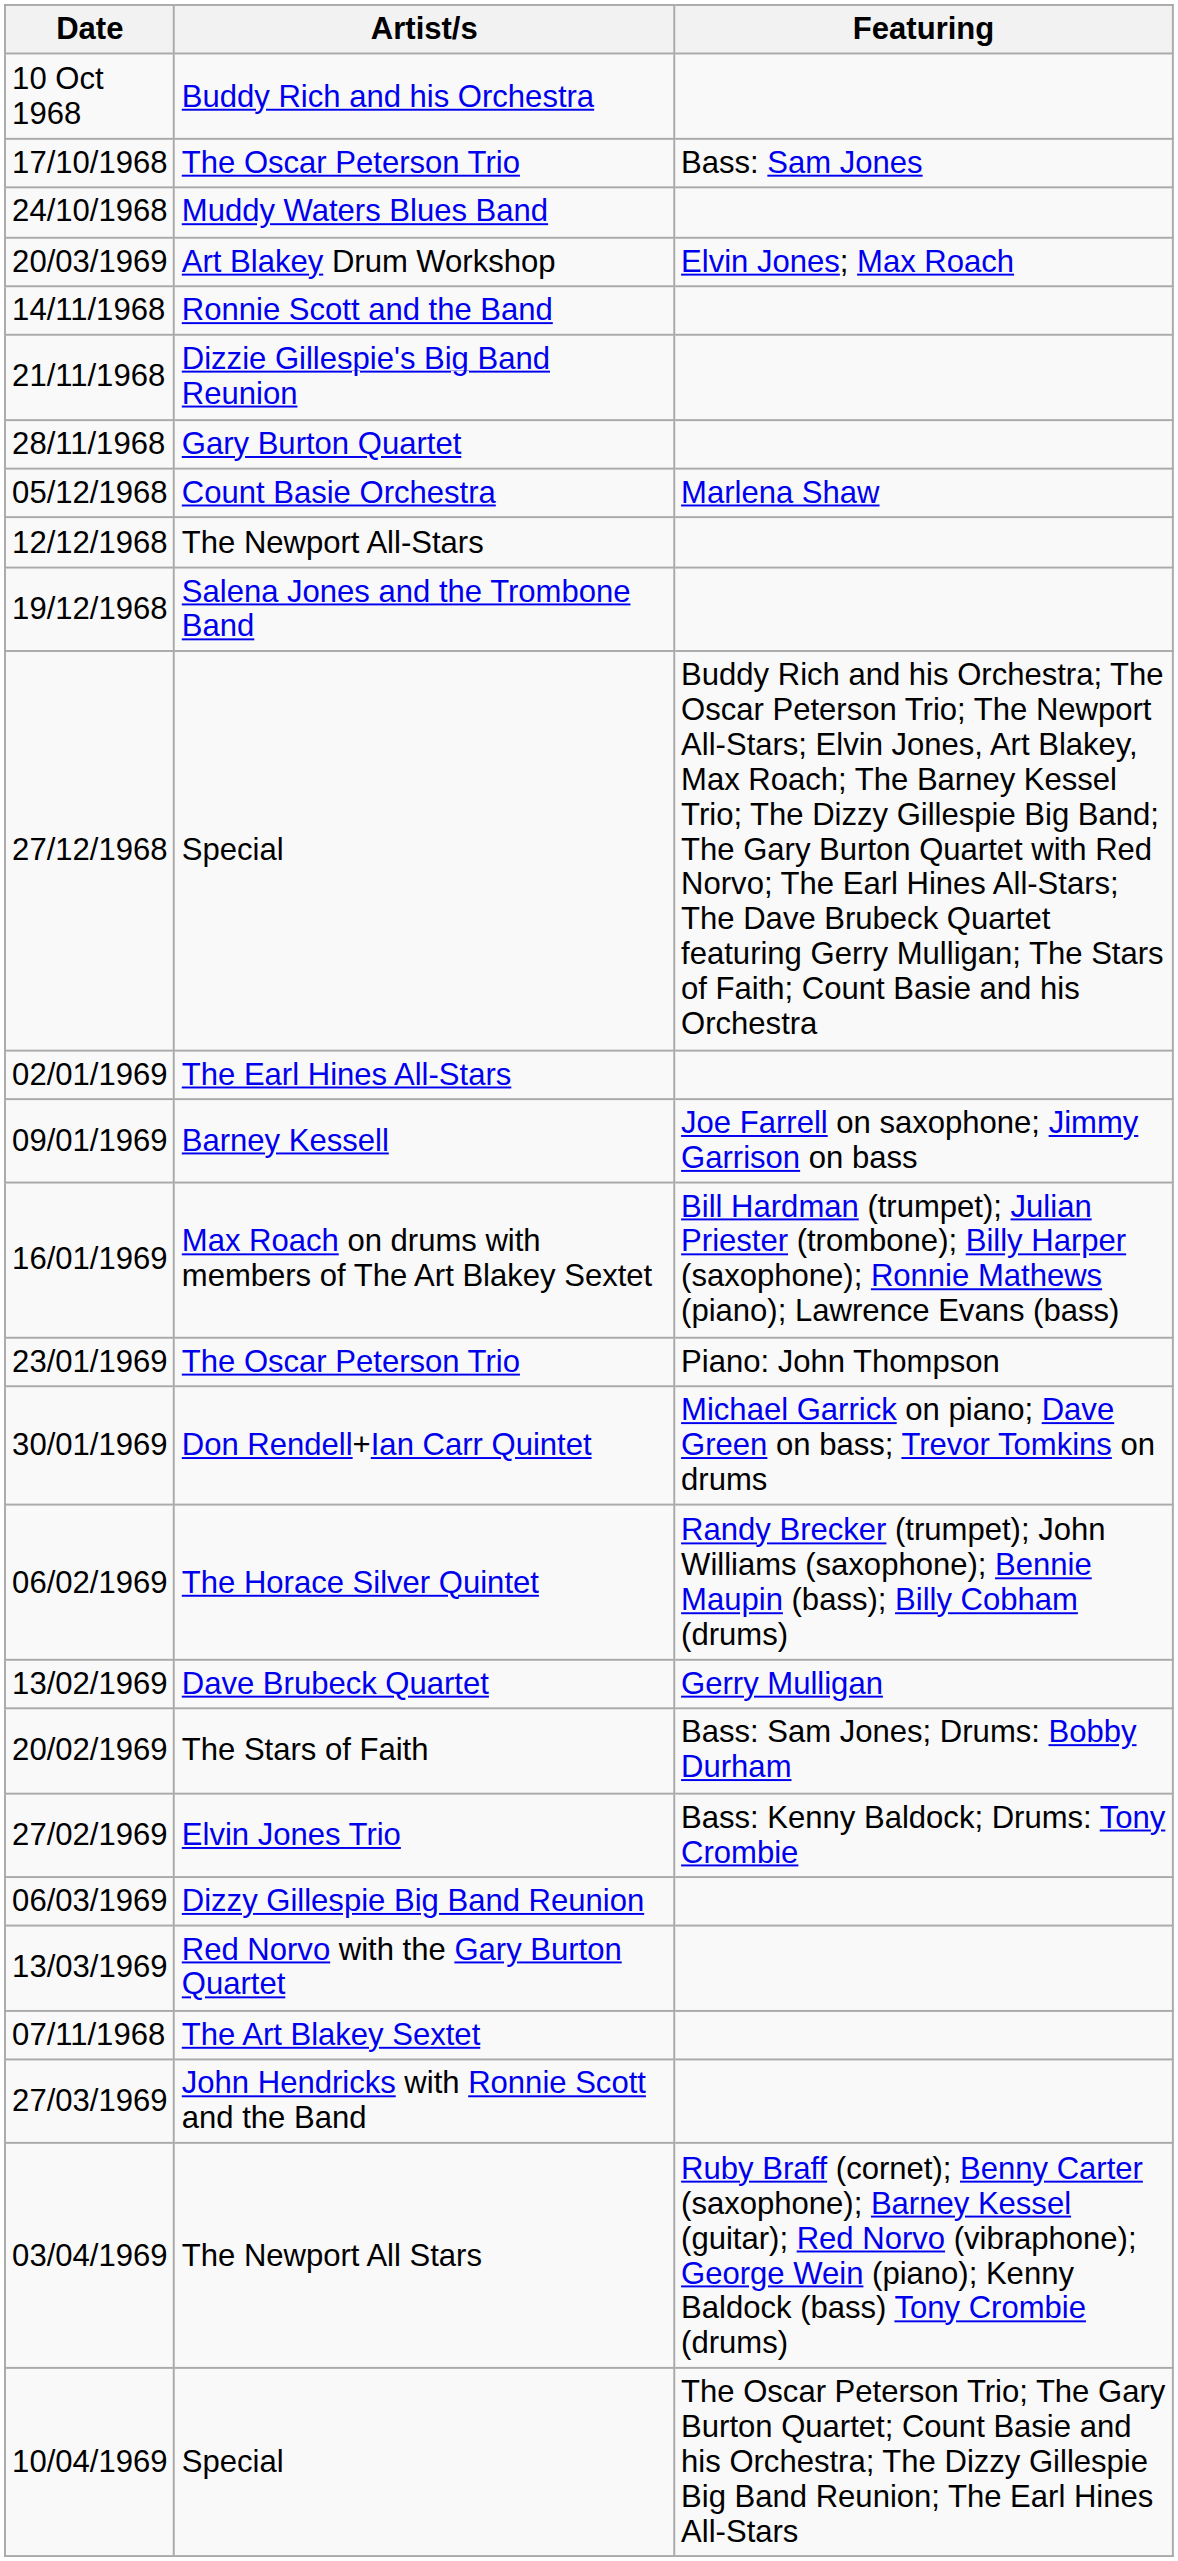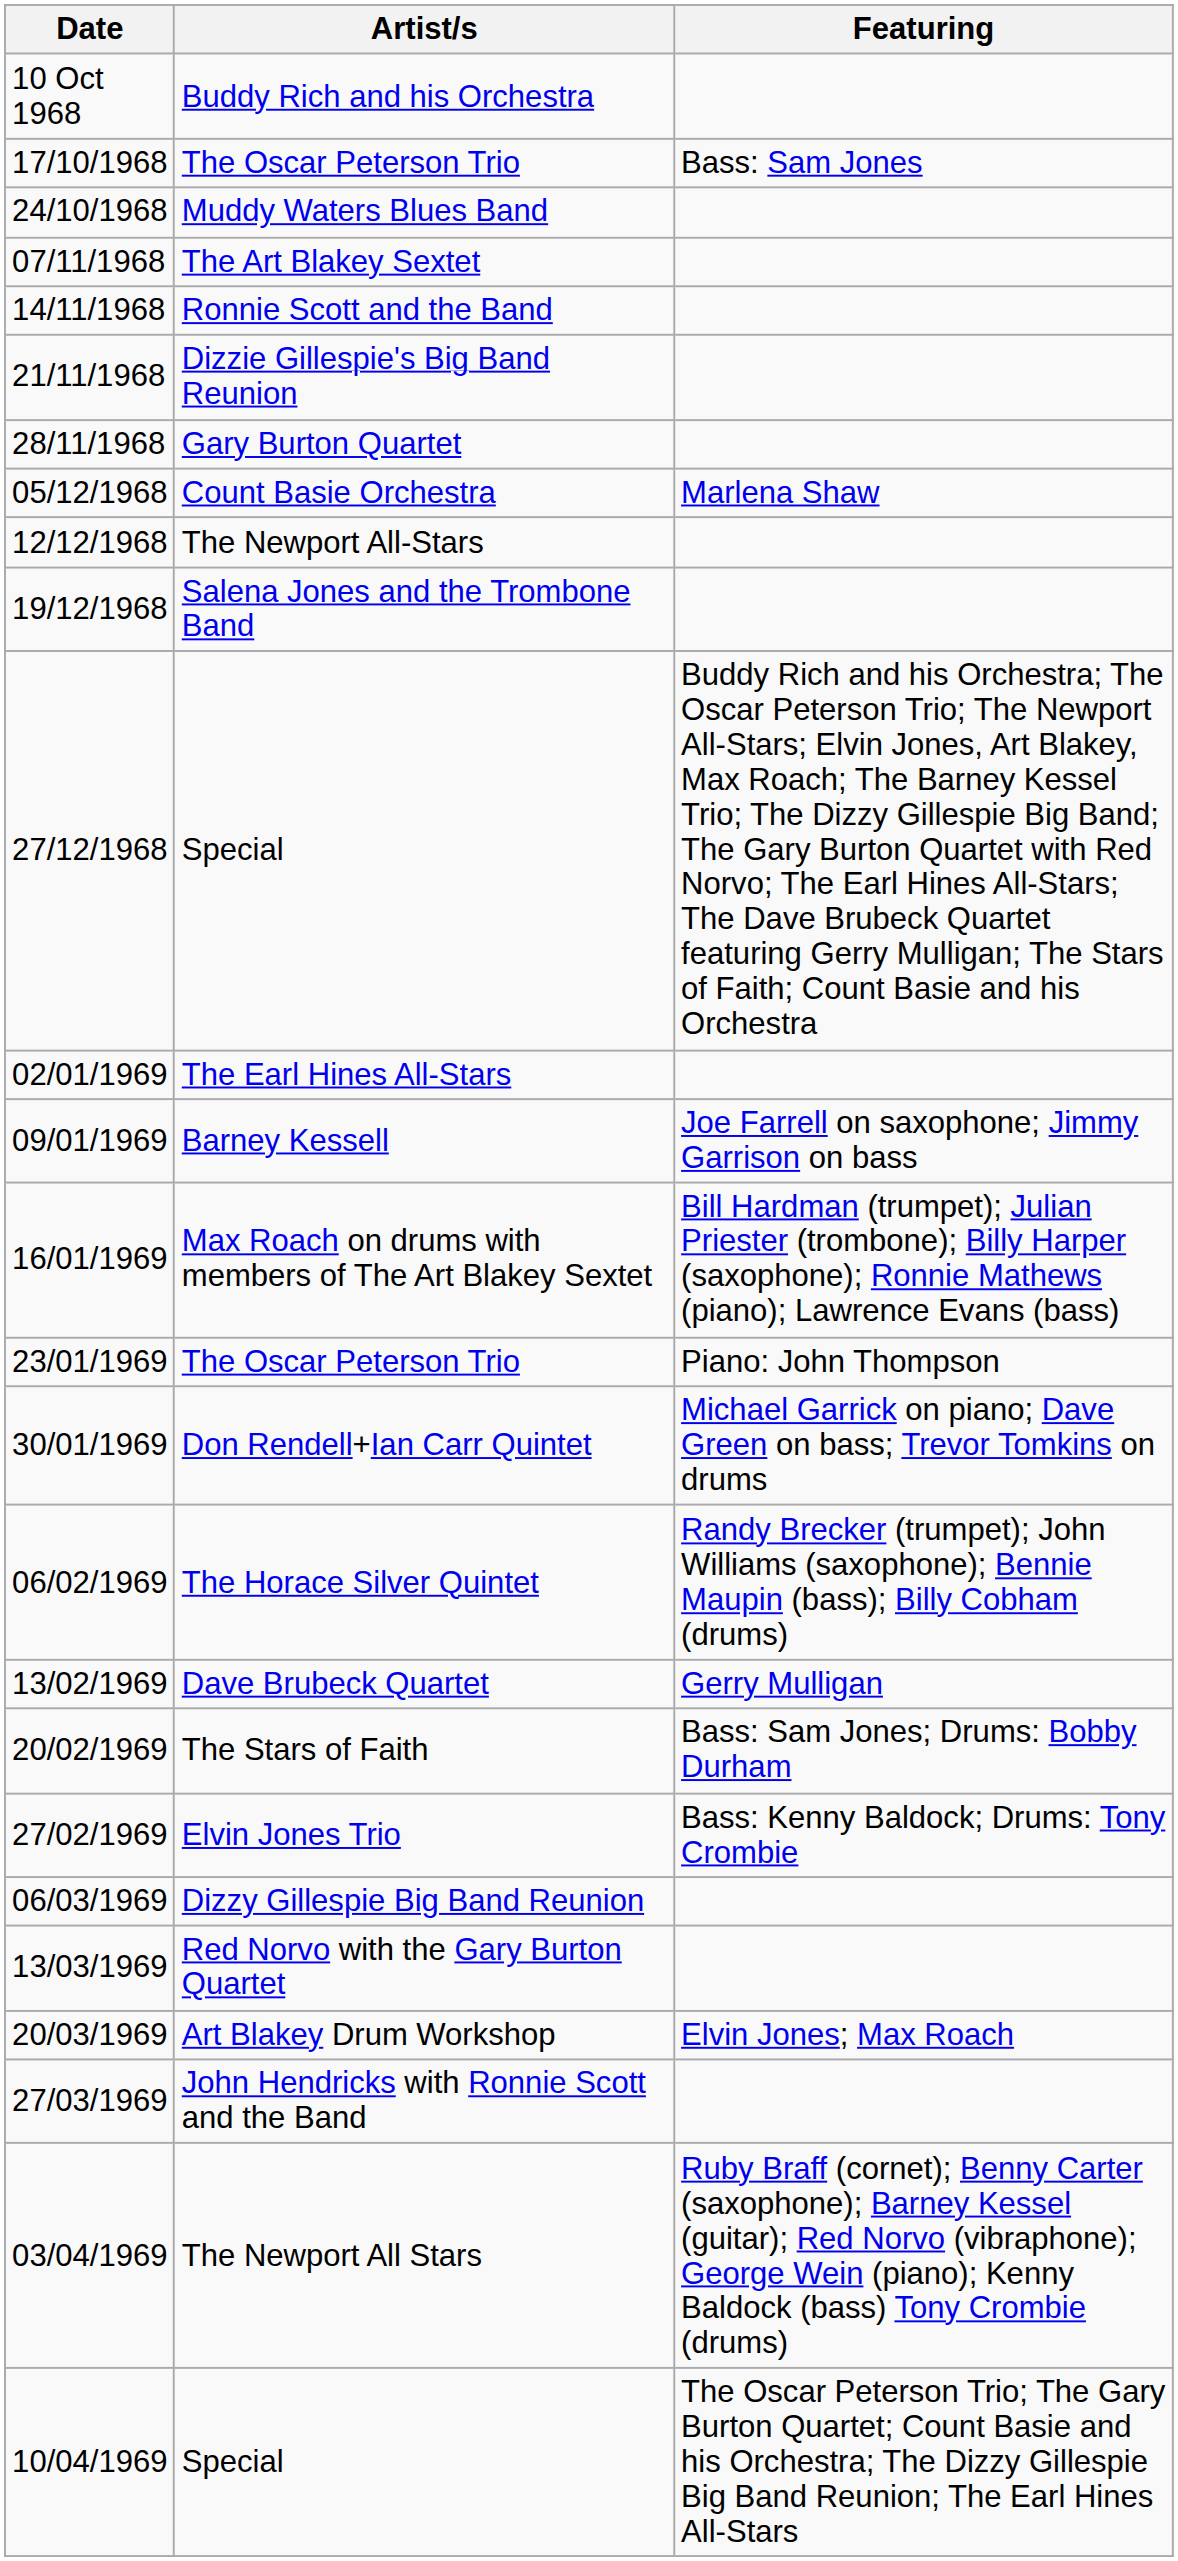rows swapped: (89, 2034) <-> (90, 260)
